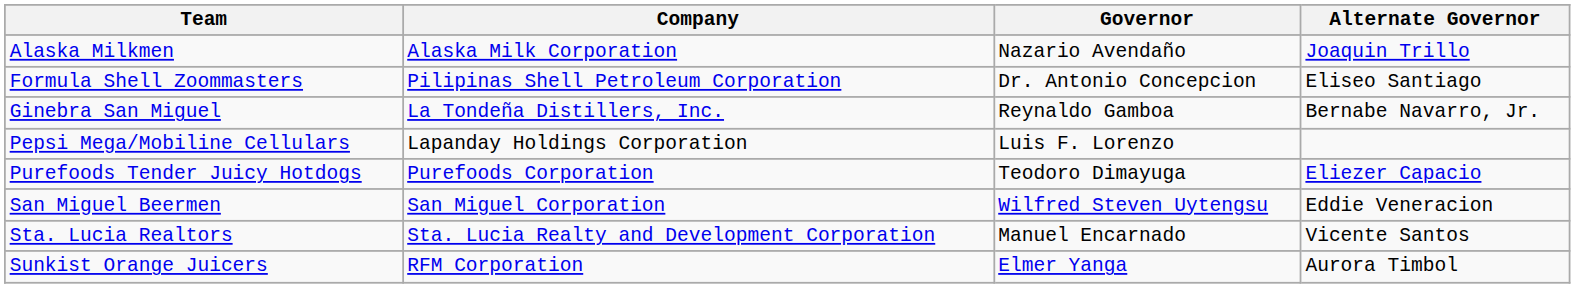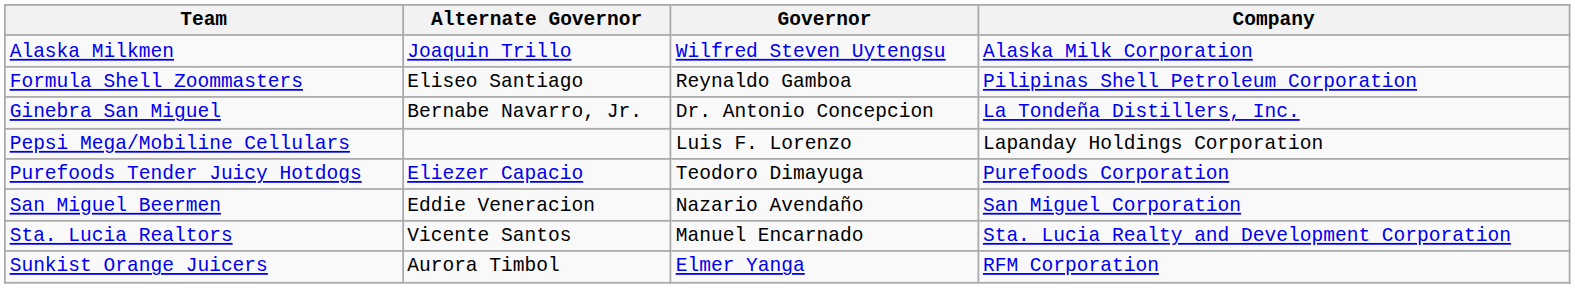columns swapped: (698, 20) <-> (1435, 20)
(1092, 51) Nazario Avendaño -> (811, 51) Wilfred Steven Uytengsu
(1127, 82) Dr. Antonio Concepcion -> (764, 82) Reynaldo Gamboa
(1086, 113) Reynaldo Gamboa -> (805, 113) Dr. Antonio Concepcion
(1133, 205) Wilfred Steven Uytengsu -> (770, 205) Nazario Avendaño
